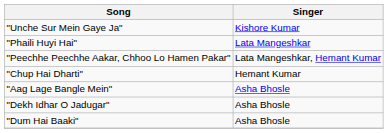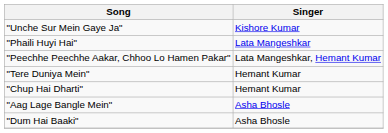+ row: (48, 74)
- row: (58, 105)
